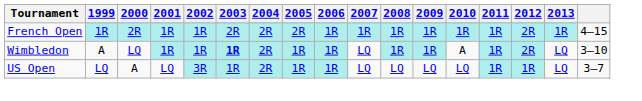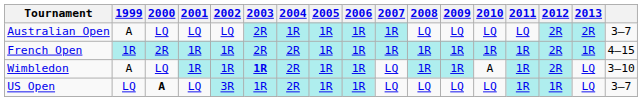+ row: (58, 32)
(298, 32) 2R -> (326, 51) 1R
(134, 69) normal -> (162, 87) bold
